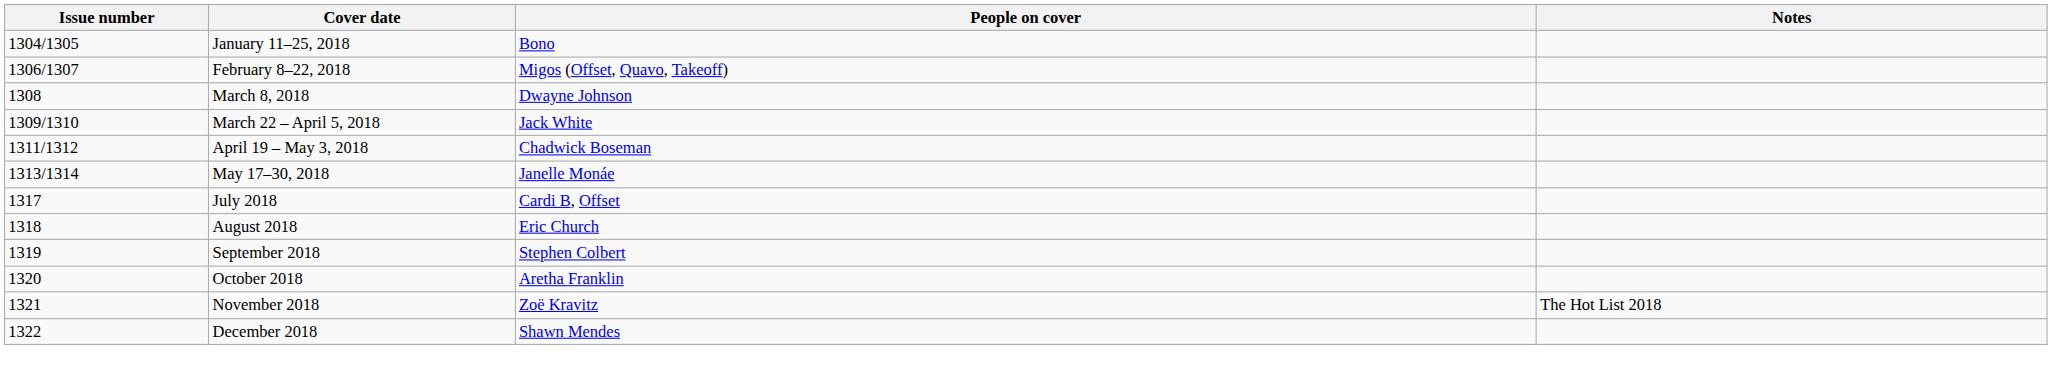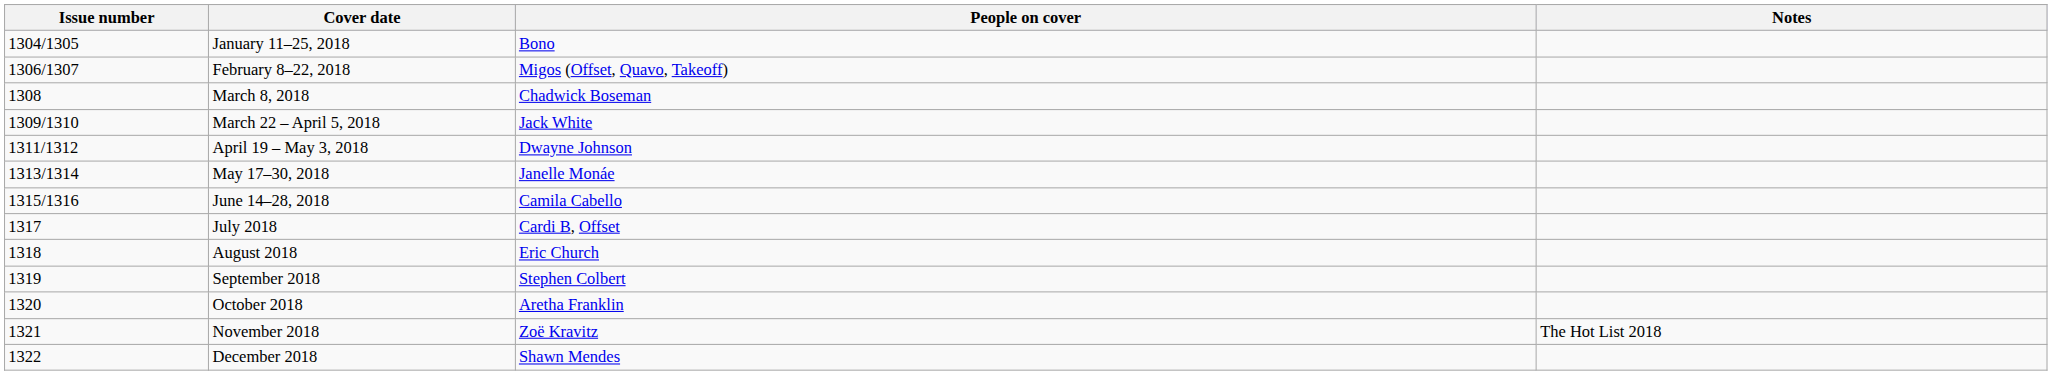(575, 95) Dwayne Johnson -> (585, 95) Chadwick Boseman
(585, 148) Chadwick Boseman -> (575, 148) Dwayne Johnson
+ row: (271, 200)
